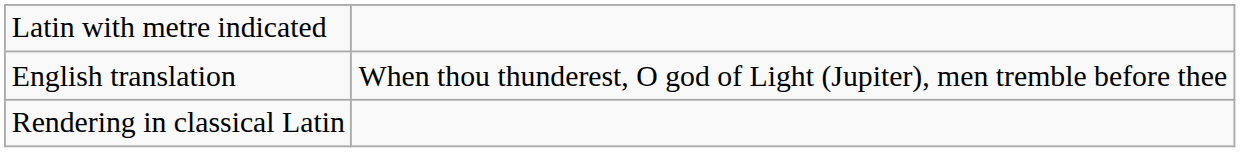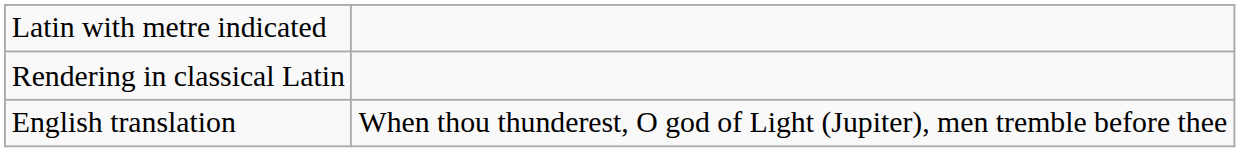rows swapped: (178, 122) <-> (124, 75)
